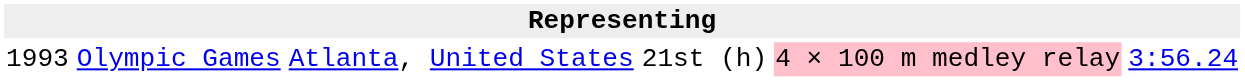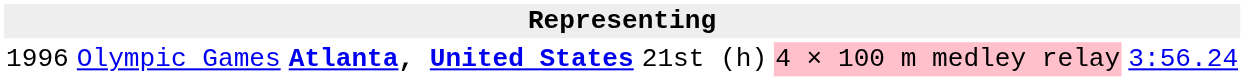(37, 59) 1993 -> (37, 59) 1996
(461, 59) normal -> (461, 59) bold
